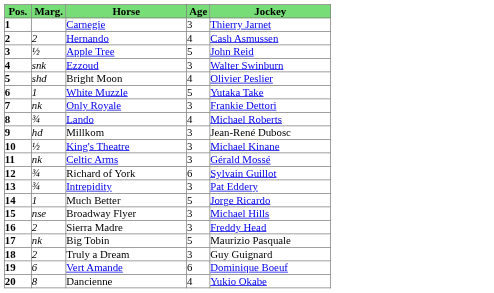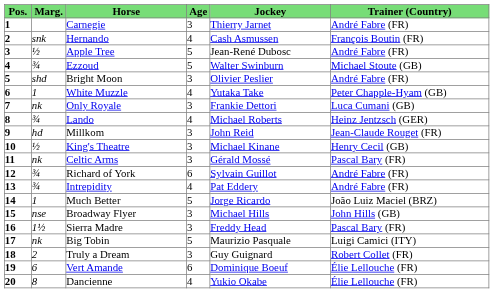+ column: (410, 11)
(34, 38) 2 -> (39, 38) snk
(232, 51) John Reid -> (251, 51) Jean-René Dubosc
(39, 65) snk -> (36, 65) ¾
(190, 65) 3 -> (190, 65) 5
(190, 78) 4 -> (190, 78) 3
(190, 92) 5 -> (190, 92) 4
(251, 132) Jean-René Dubosc -> (232, 132) John Reid
(190, 186) 3 -> (190, 186) 4
(34, 227) 2 -> (38, 227) 1½
